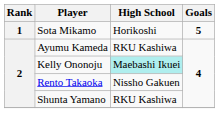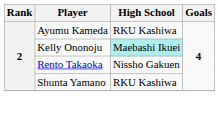- row: (67, 30)
